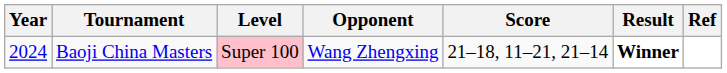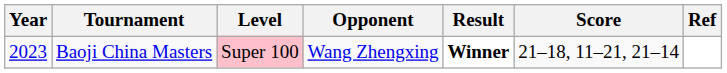columns swapped: (528, 20) <-> (648, 20)
(28, 51) 2024 -> (28, 51) 2023
